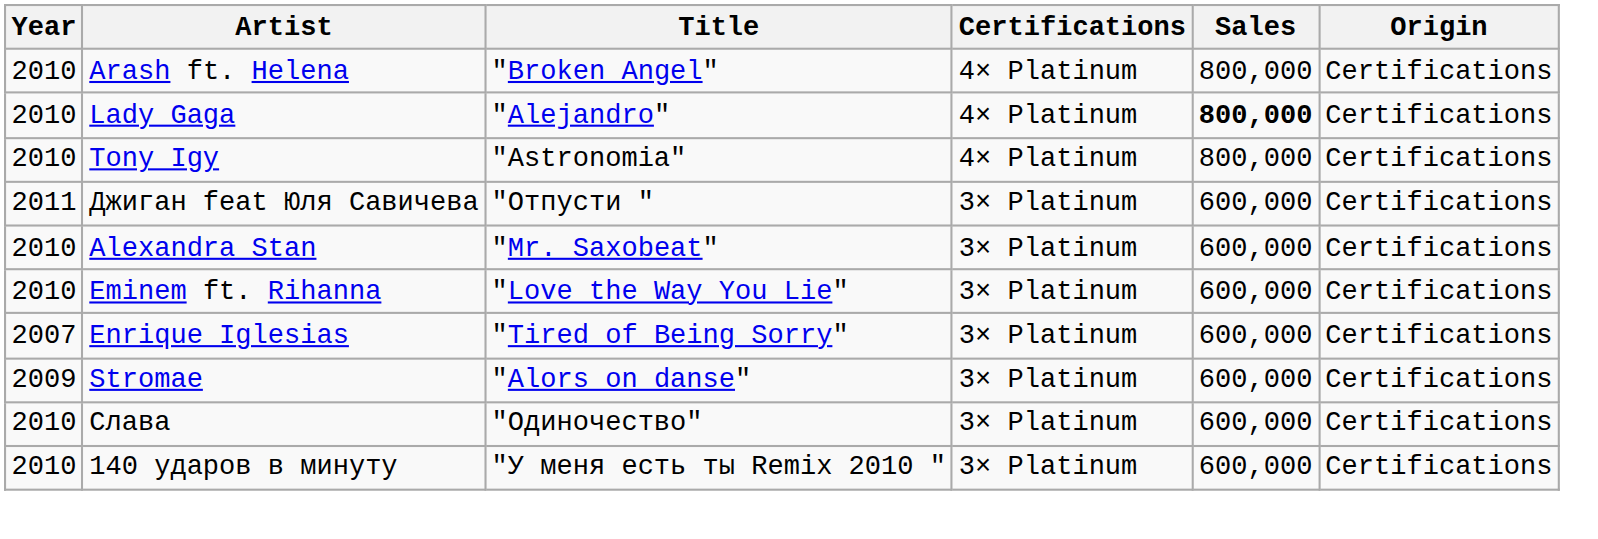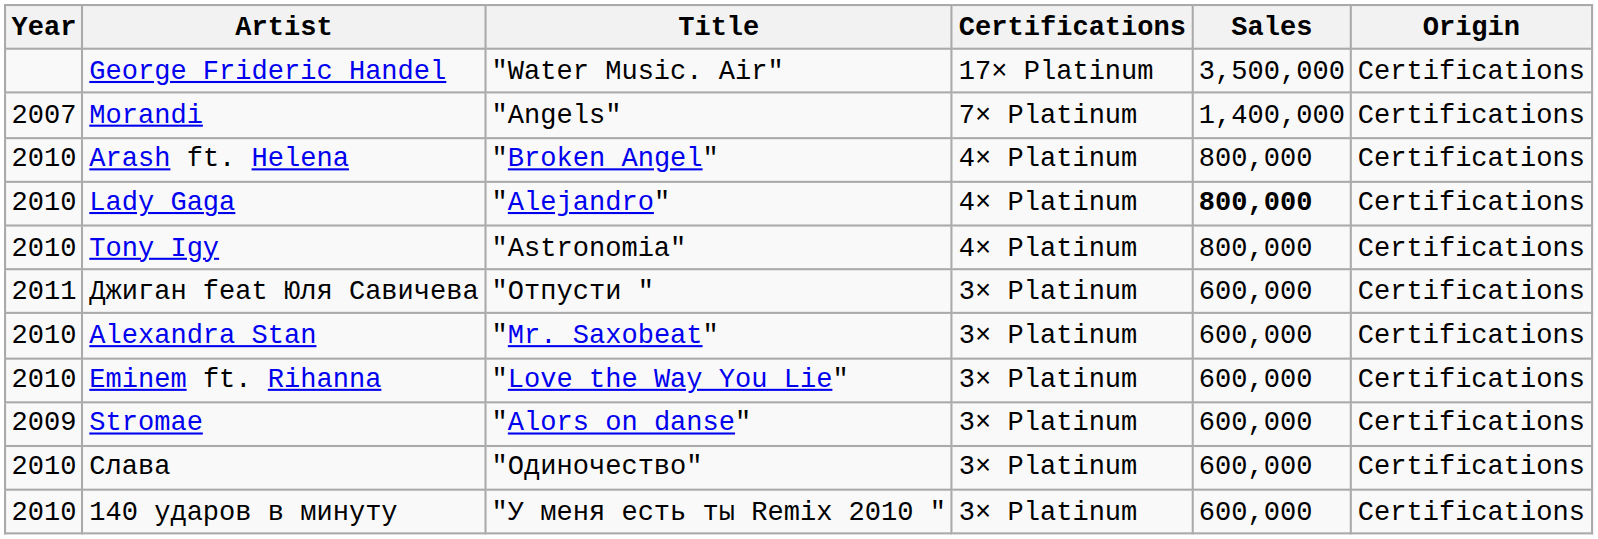+ row: (268, 71)
+ row: (146, 115)
- row: (219, 336)
